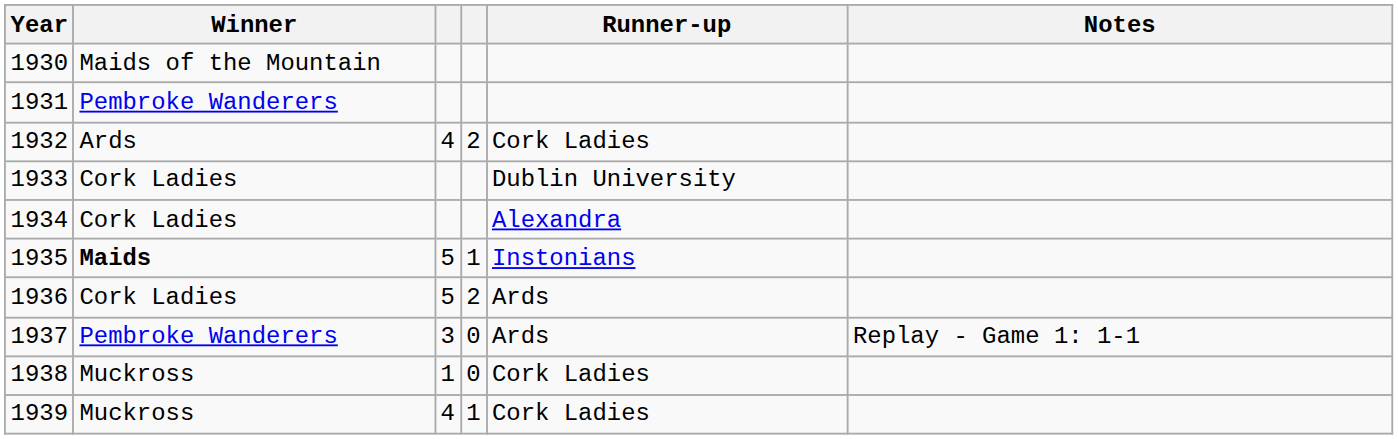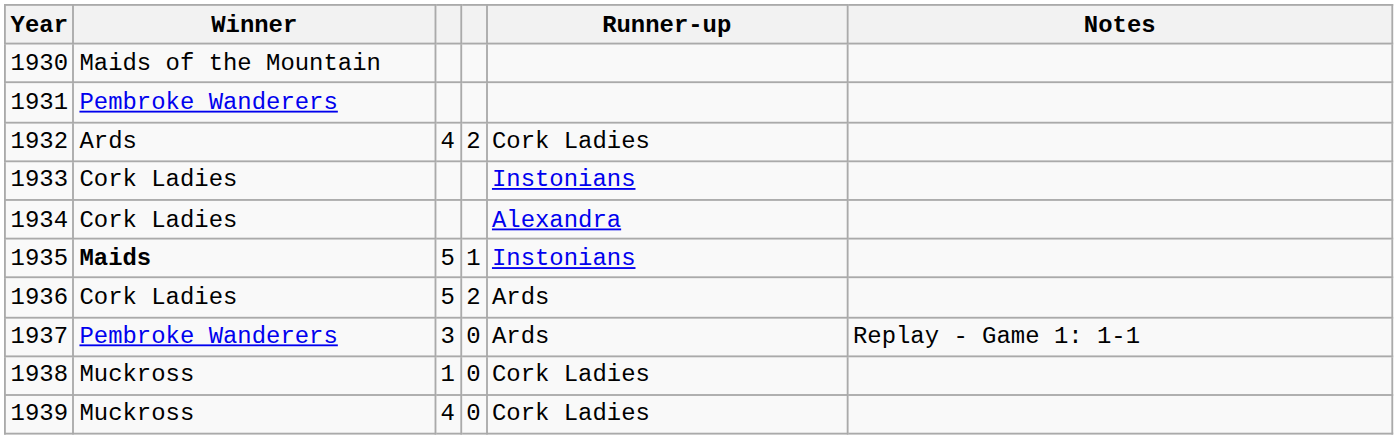(614, 180) Dublin University -> (564, 180) Instonians
(473, 414) 1 -> (473, 414) 0
